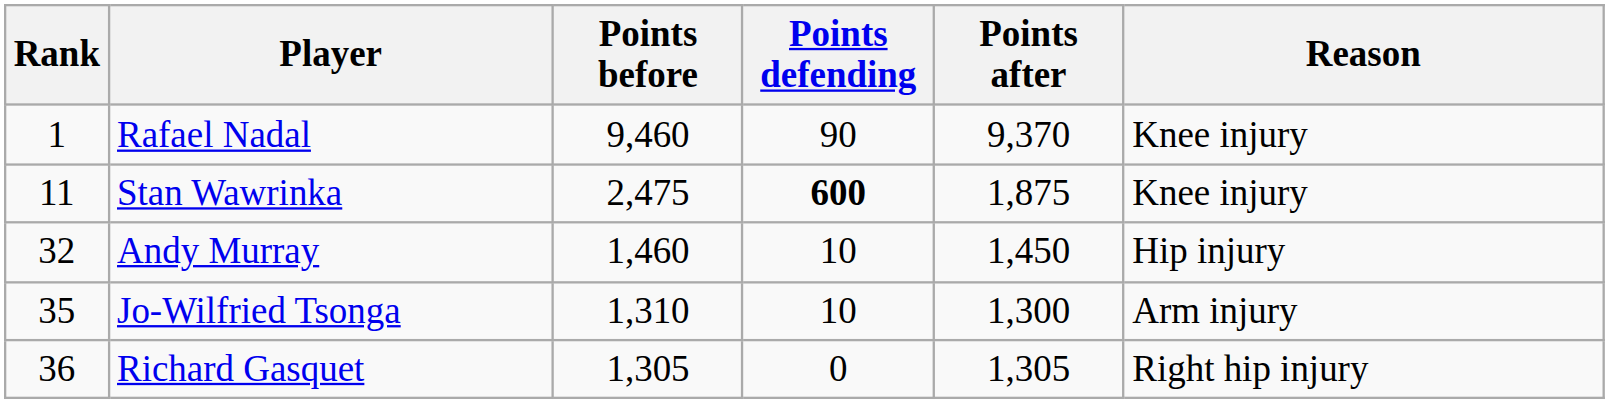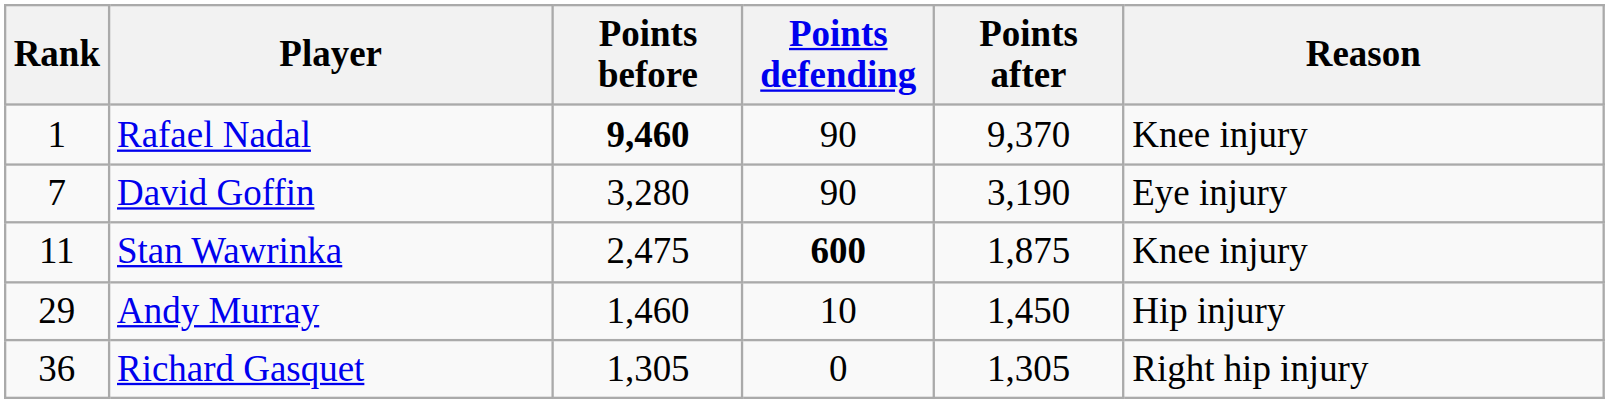(648, 134) normal -> (648, 134) bold
+ row: (216, 192)
(57, 251) 32 -> (57, 309) 29
- row: (259, 309)
